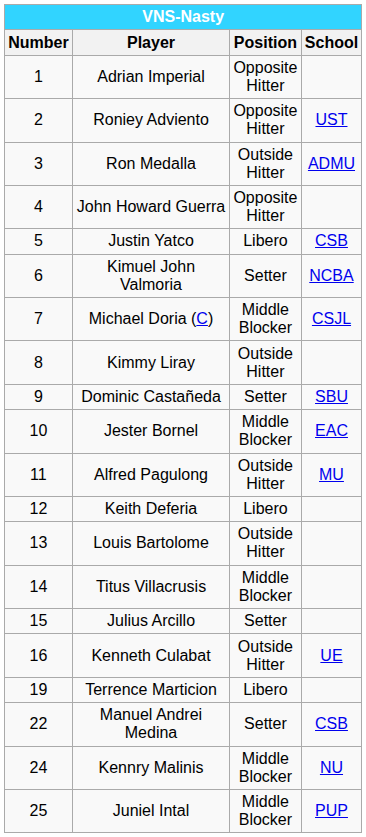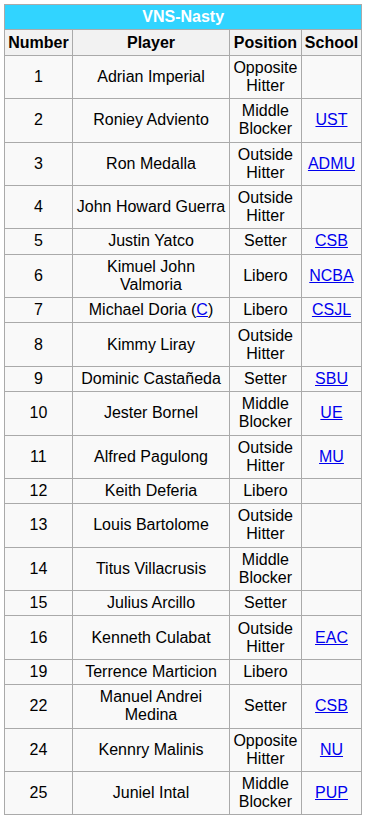(265, 120) Opposite Hitter -> (265, 120) Middle Blocker
(265, 207) Opposite Hitter -> (265, 207) Outside Hitter
(265, 241) Libero -> (265, 241) Setter
(265, 275) Setter -> (265, 275) Libero
(265, 319) Middle Blocker -> (265, 310) Libero
(331, 431) EAC -> (331, 413) UE
(331, 655) UE -> (331, 637) EAC
(265, 767) Middle Blocker -> (265, 749) Opposite Hitter
